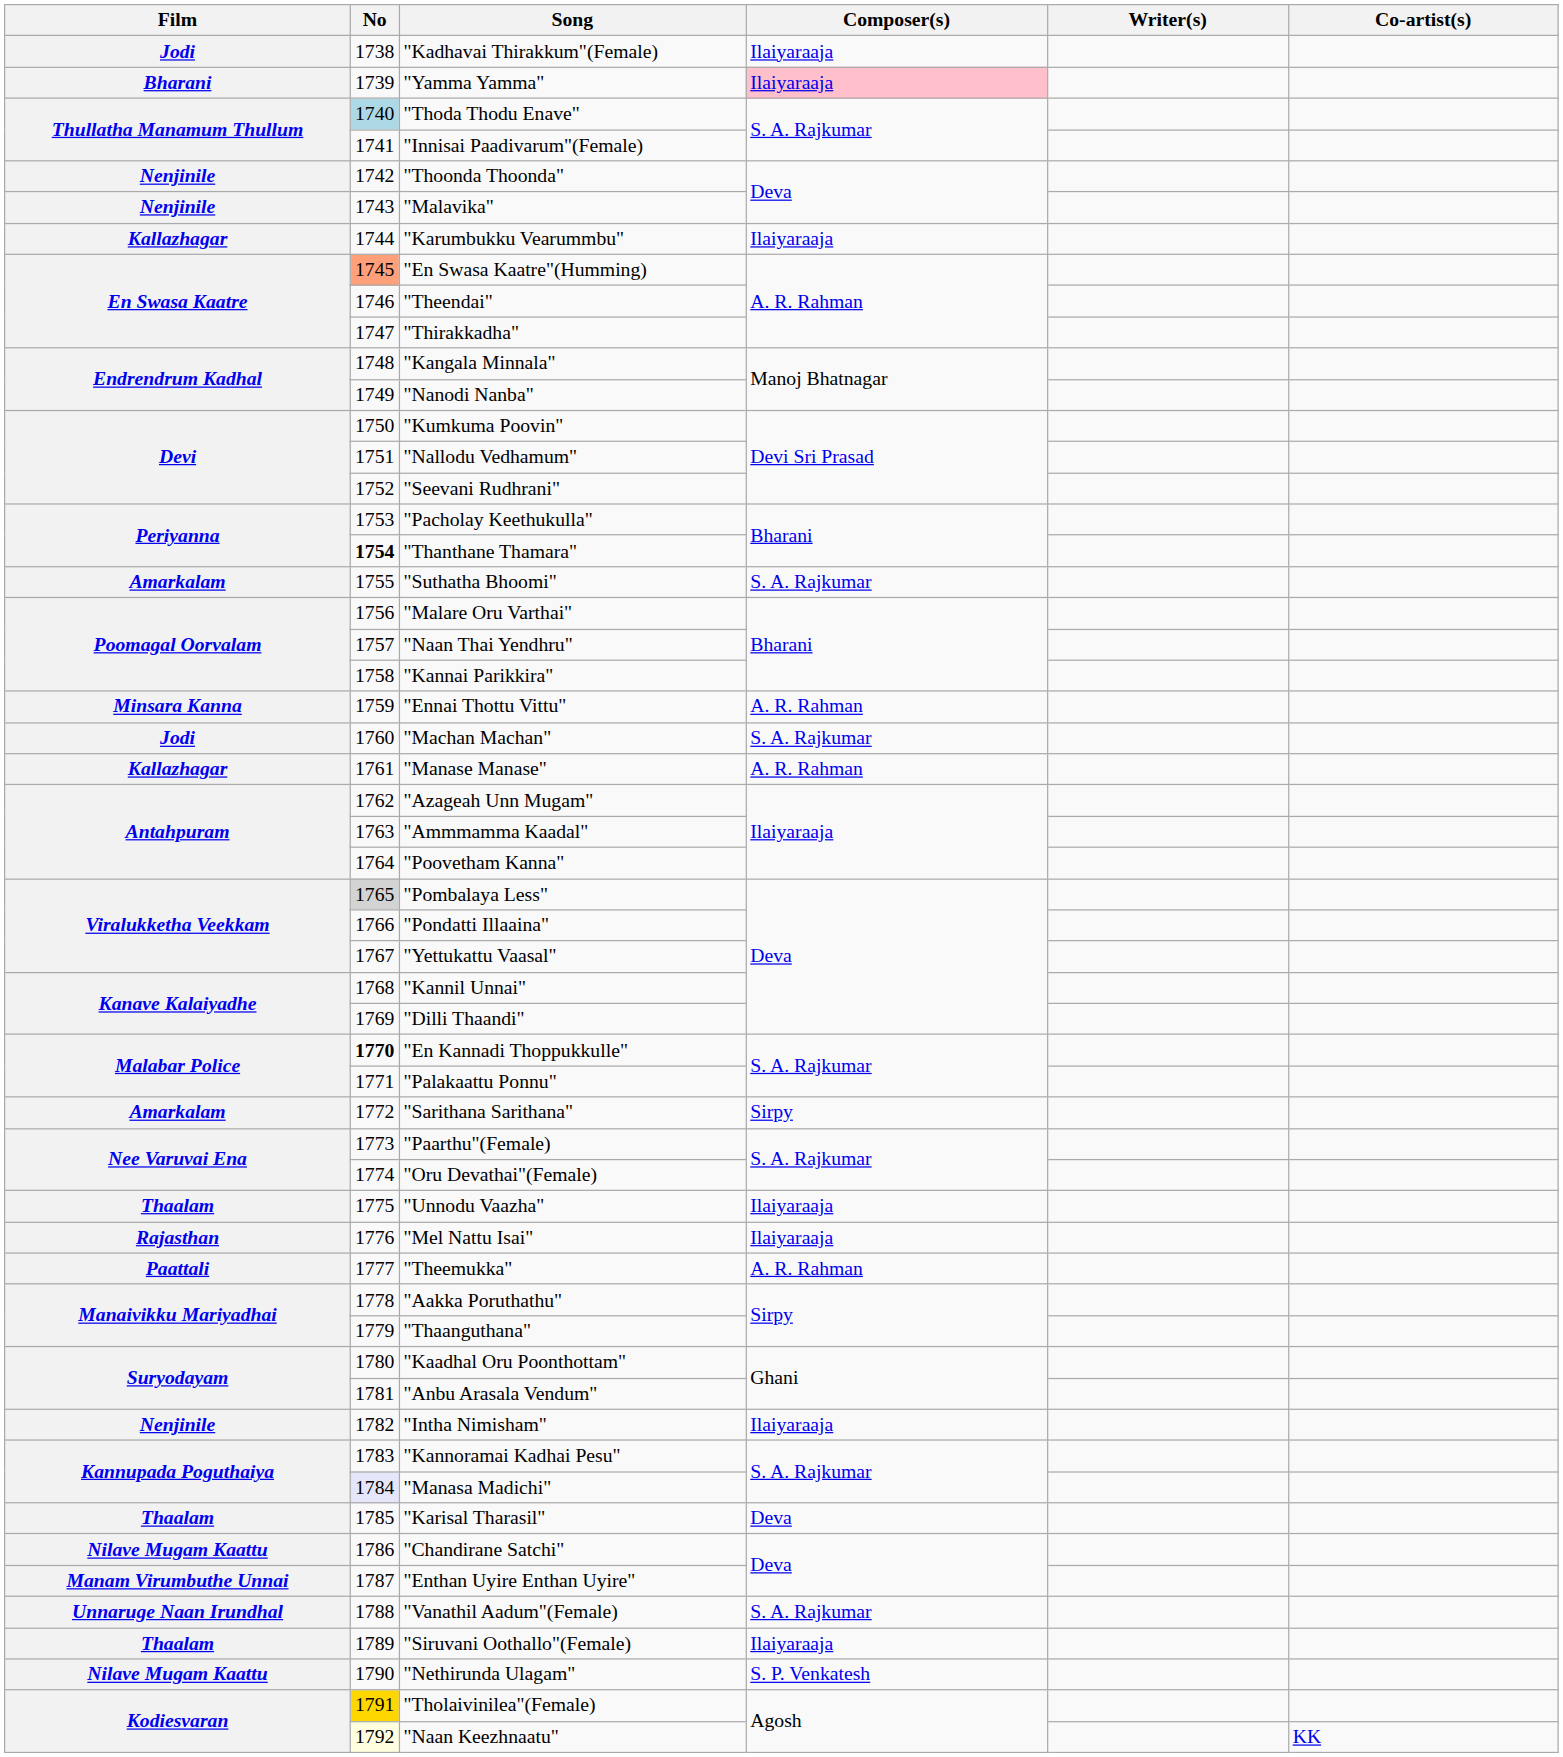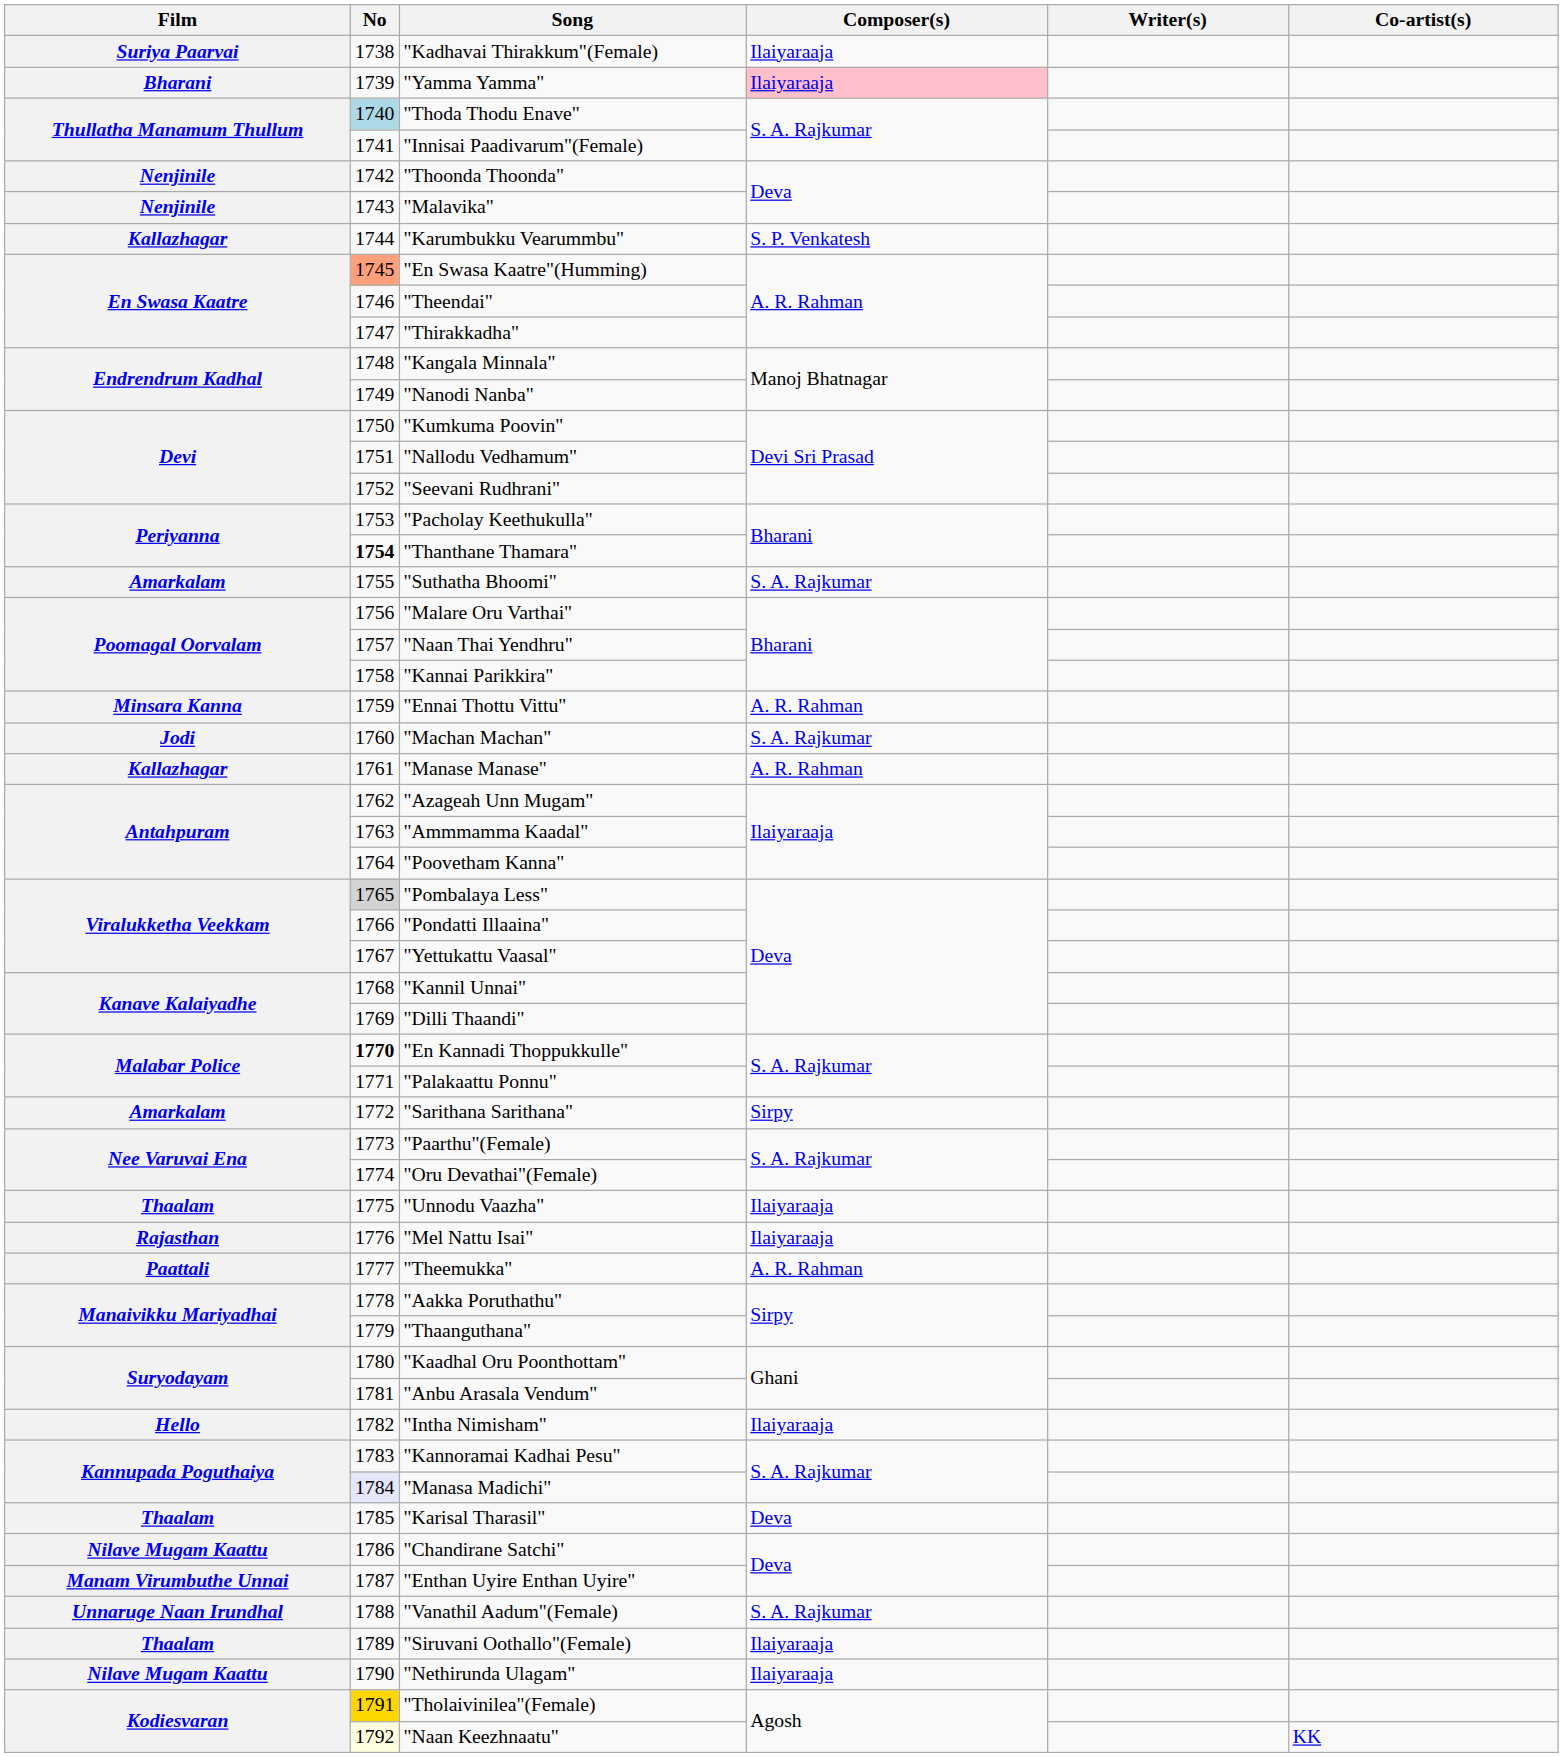(178, 51) Jodi -> (178, 51) Suriya Paarvai
(792, 238) Ilaiyaraaja -> (810, 238) S. P. Venkatesh
(178, 1424) Nenjinile -> (178, 1424) Hello
(810, 1674) S. P. Venkatesh -> (792, 1674) Ilaiyaraaja
